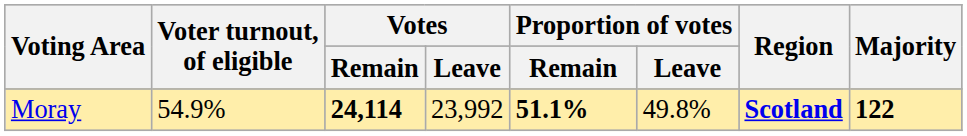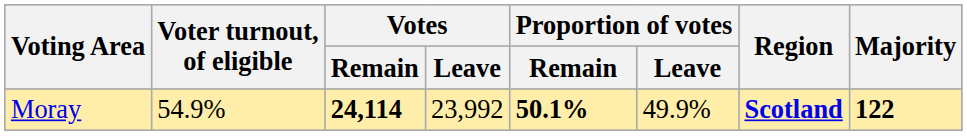(552, 109) 51.1% -> (552, 109) 50.1%
(677, 109) 49.8% -> (677, 109) 49.9%
